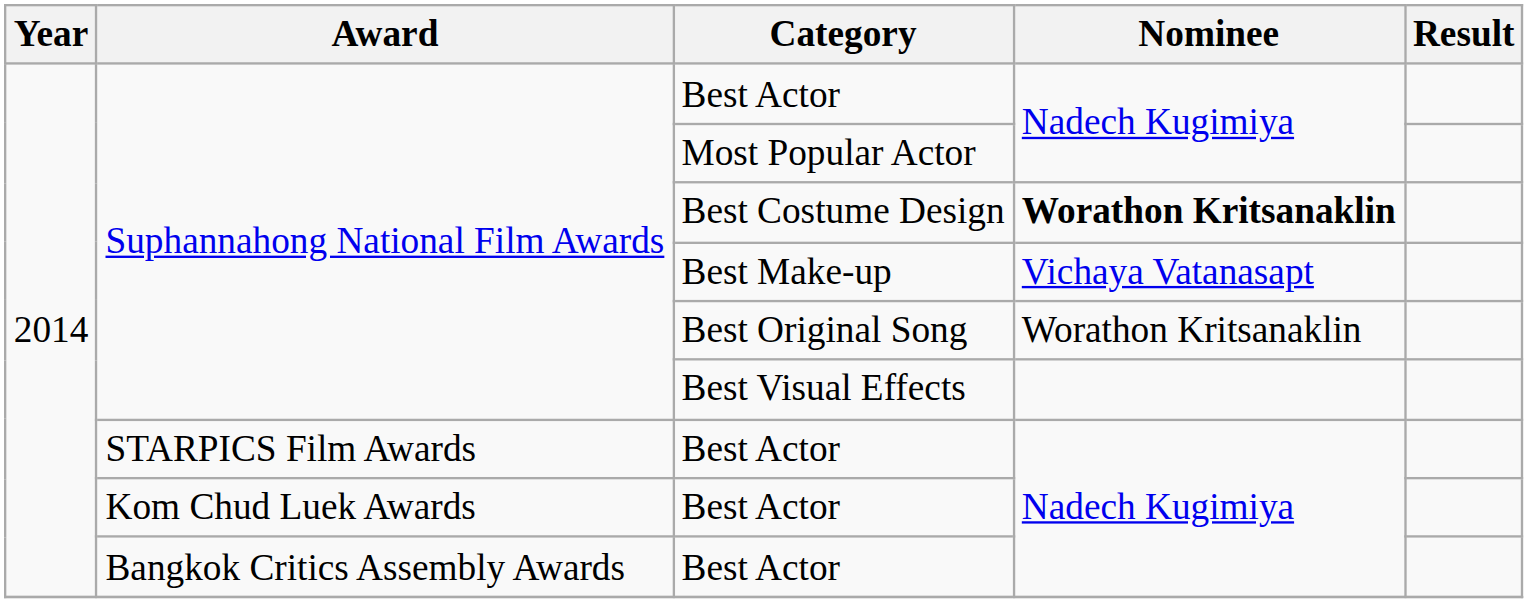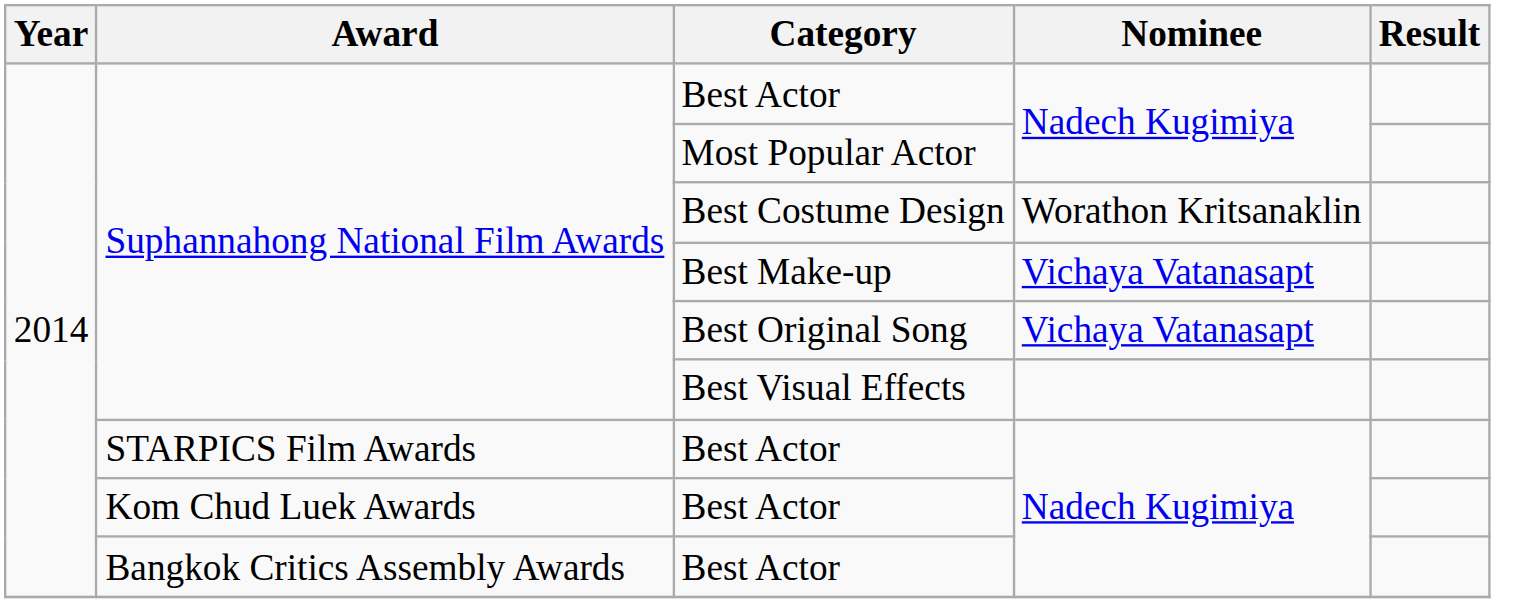(1209, 211) bold -> (1192, 211) normal
(1192, 329) Worathon Kritsanaklin -> (1168, 329) Vichaya Vatanasapt
